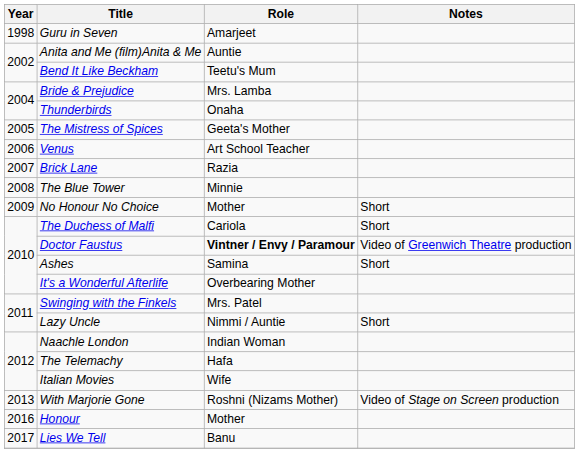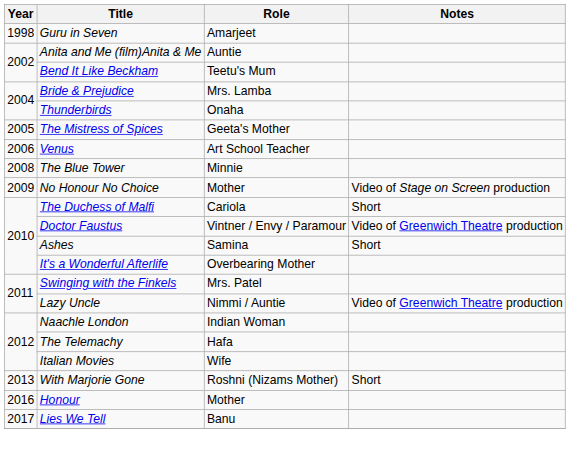- row: (69, 168)
(375, 206) Short -> (451, 187) Video of Stage on Screen production
(281, 245) bold -> (276, 226) normal
(375, 322) Short -> (457, 303) Video of Greenwich Theatre production
(460, 399) Video of Stage on Screen production -> (366, 380) Short
